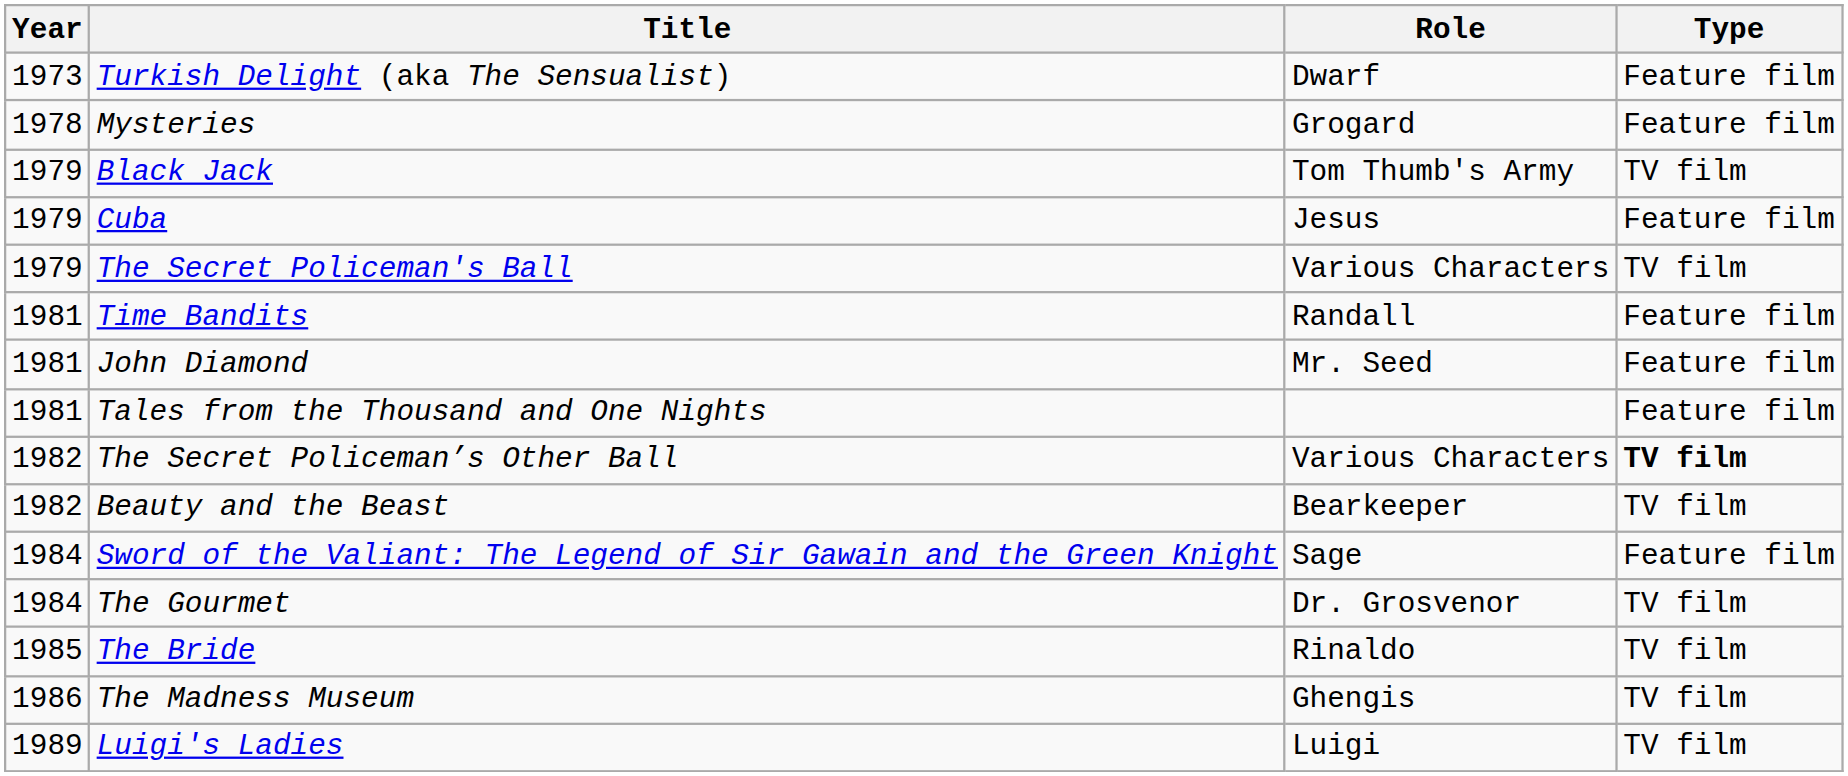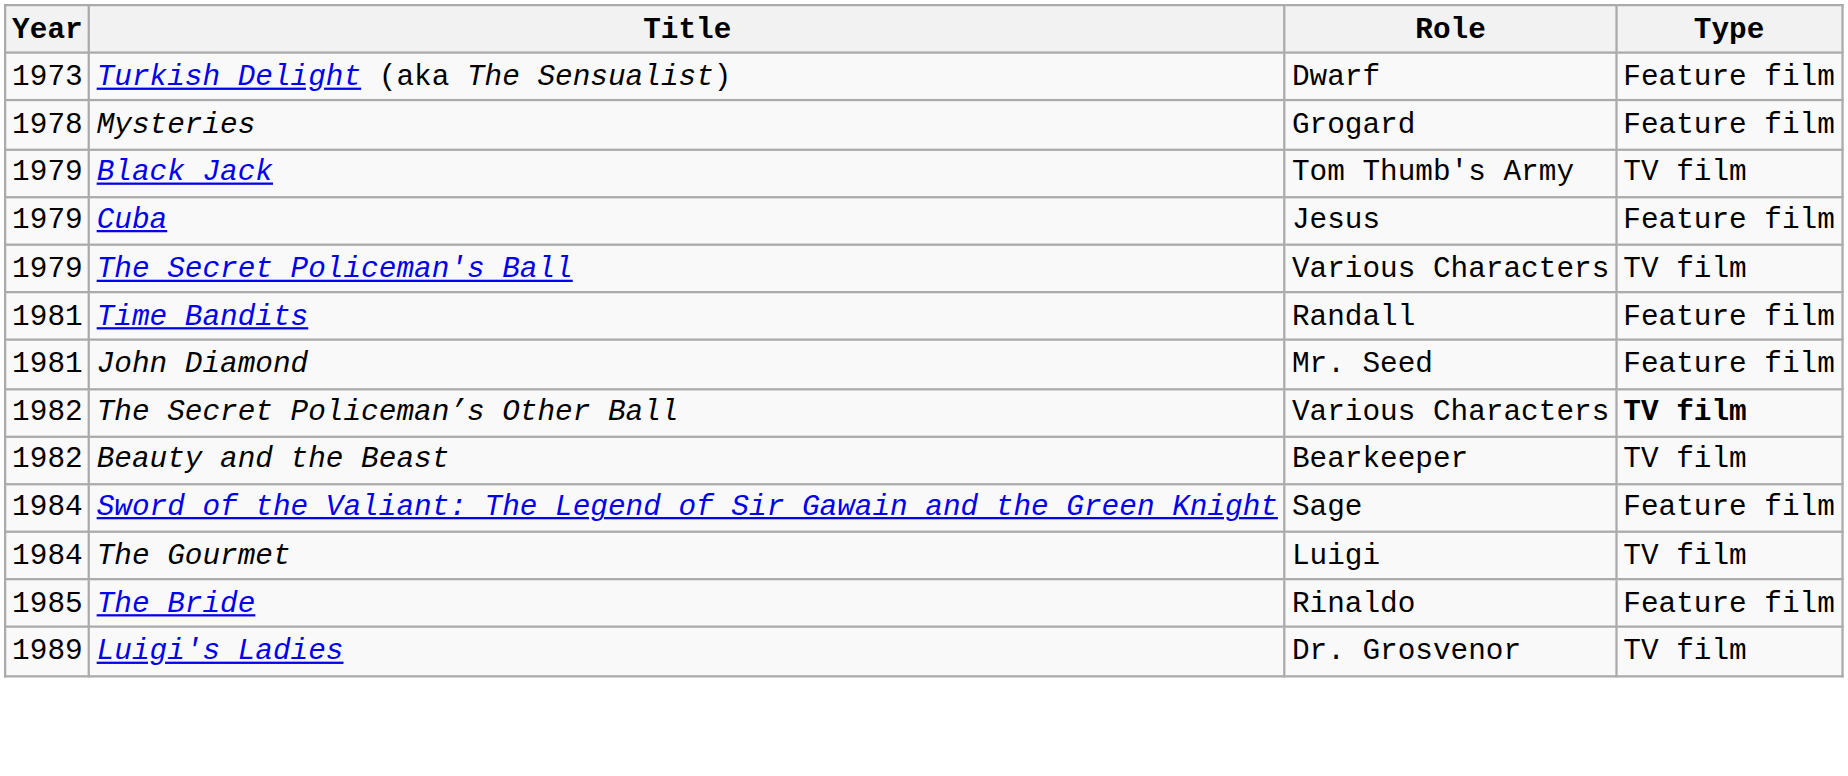- row: (432, 412)
(1407, 604) Dr. Grosvenor -> (1336, 556) Luigi
(1685, 652) TV film -> (1729, 604) Feature film
- row: (255, 699)
(1336, 747) Luigi -> (1407, 652) Dr. Grosvenor
